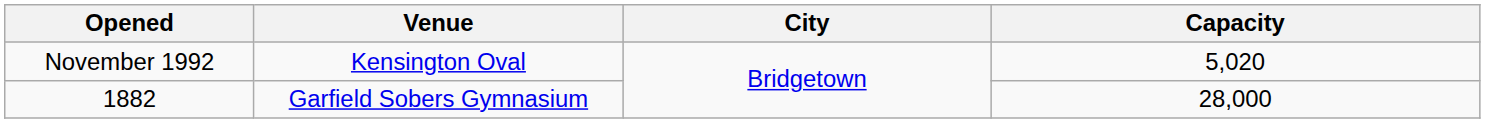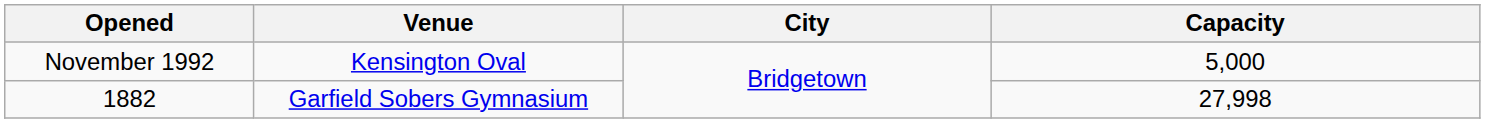(1235, 61) 5,020 -> (1235, 61) 5,000
(1235, 99) 28,000 -> (1235, 99) 27,998
